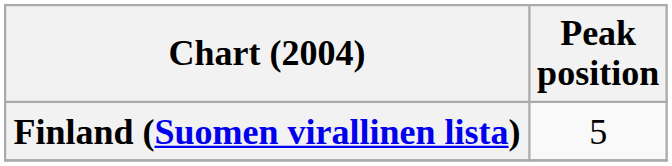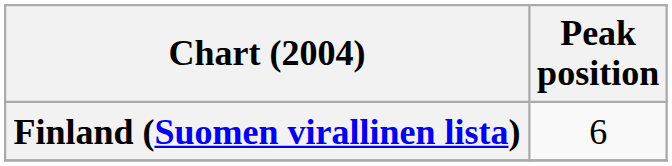(598, 130) 5 -> (598, 130) 6
